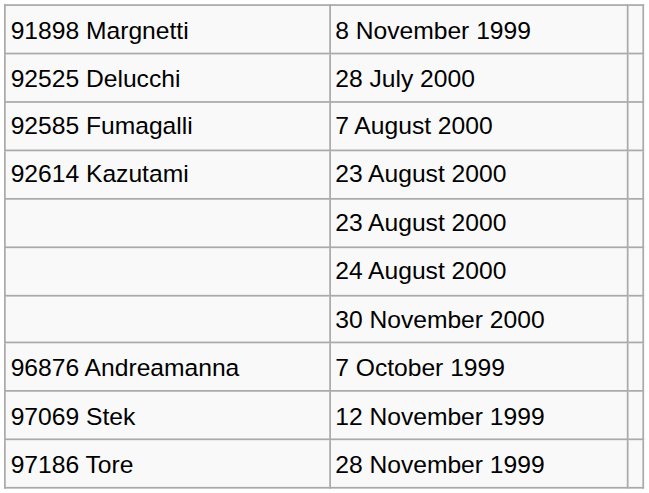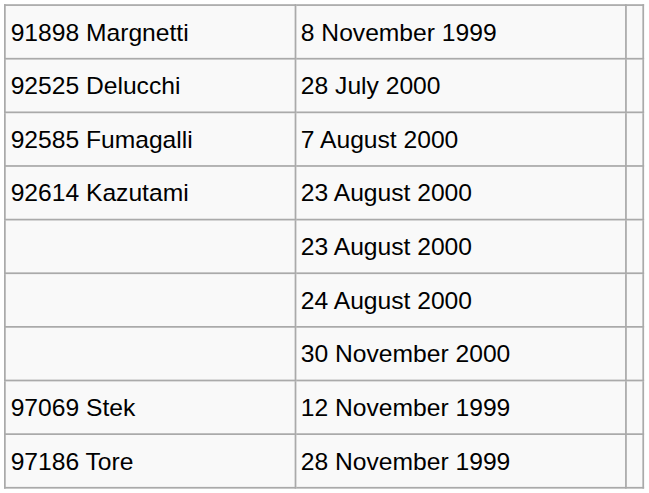- row: (125, 367)
